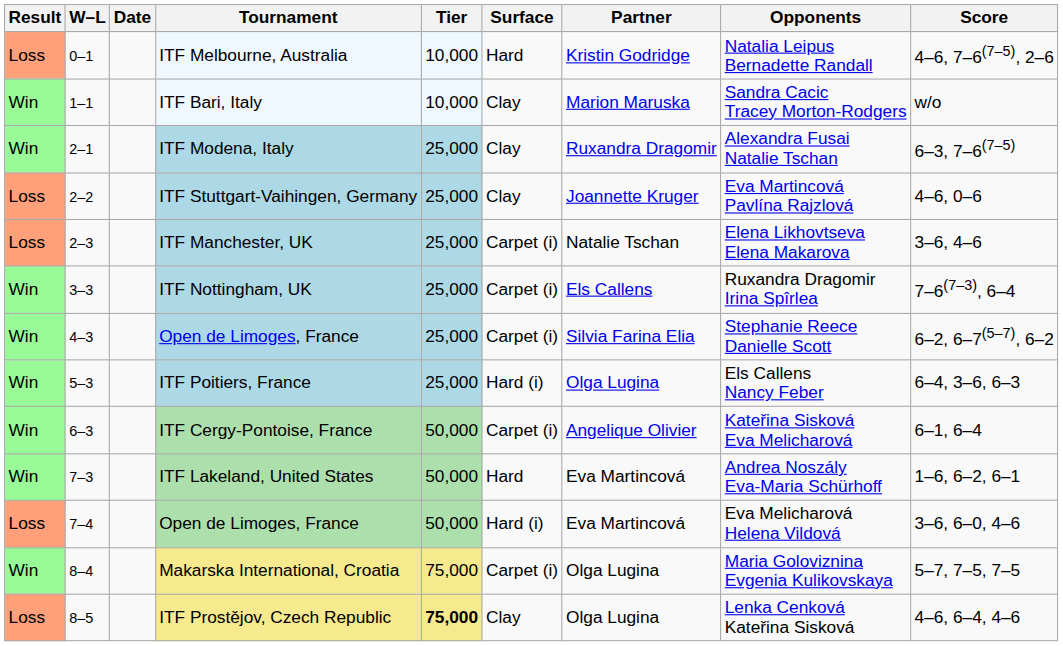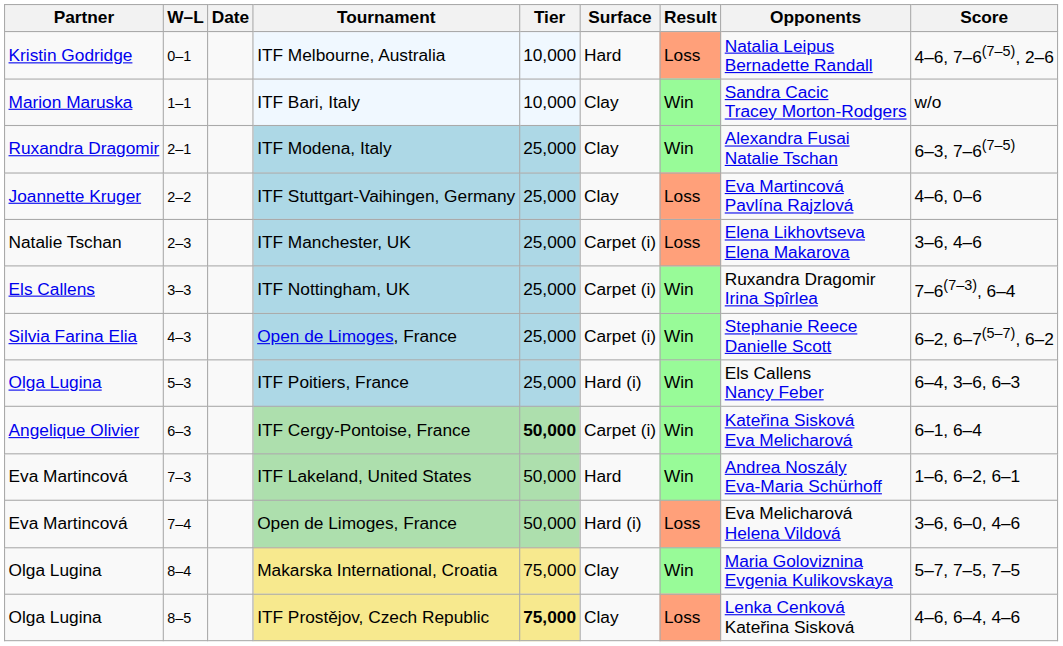columns swapped: (35, 18) <-> (641, 18)
(452, 430) normal -> (550, 430) bold
(522, 570) Carpet (i) -> (601, 570) Clay
